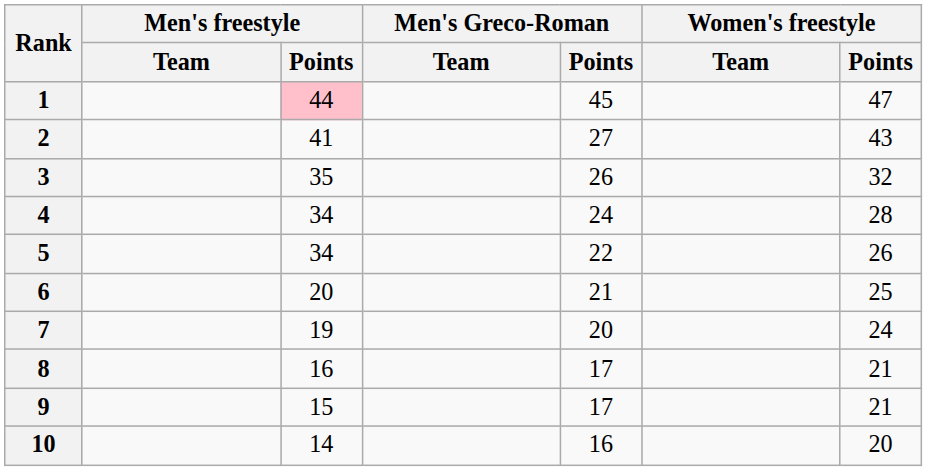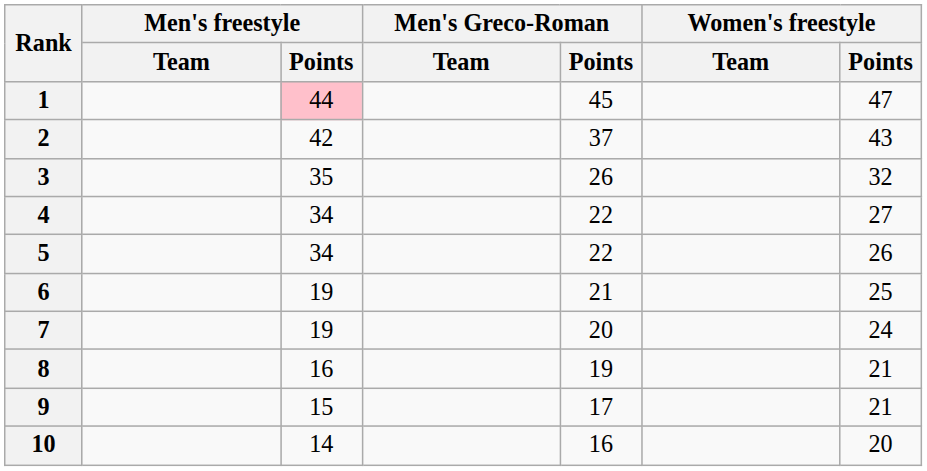(321, 138) 41 -> (321, 138) 42
(601, 138) 27 -> (601, 138) 37
(601, 215) 24 -> (601, 215) 22
(881, 215) 28 -> (881, 215) 27
(321, 291) 20 -> (321, 291) 19
(601, 368) 17 -> (601, 368) 19
